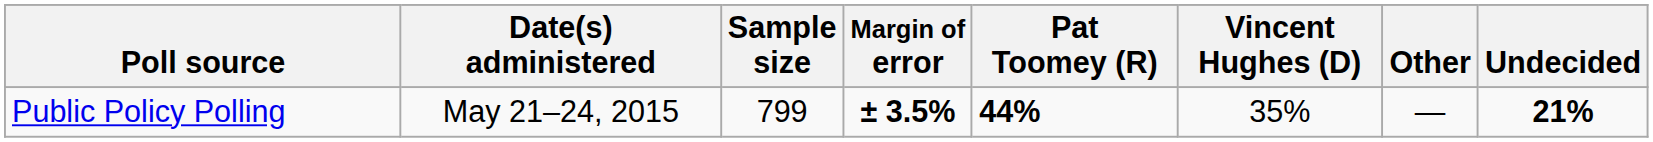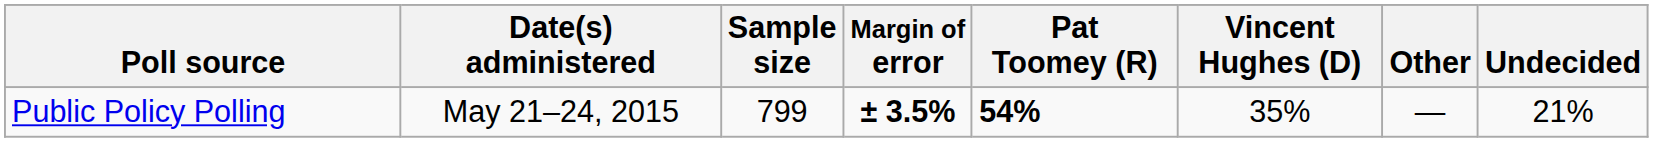(1010, 111) 44% -> (1010, 111) 54%
(1563, 111) bold -> (1563, 111) normal
